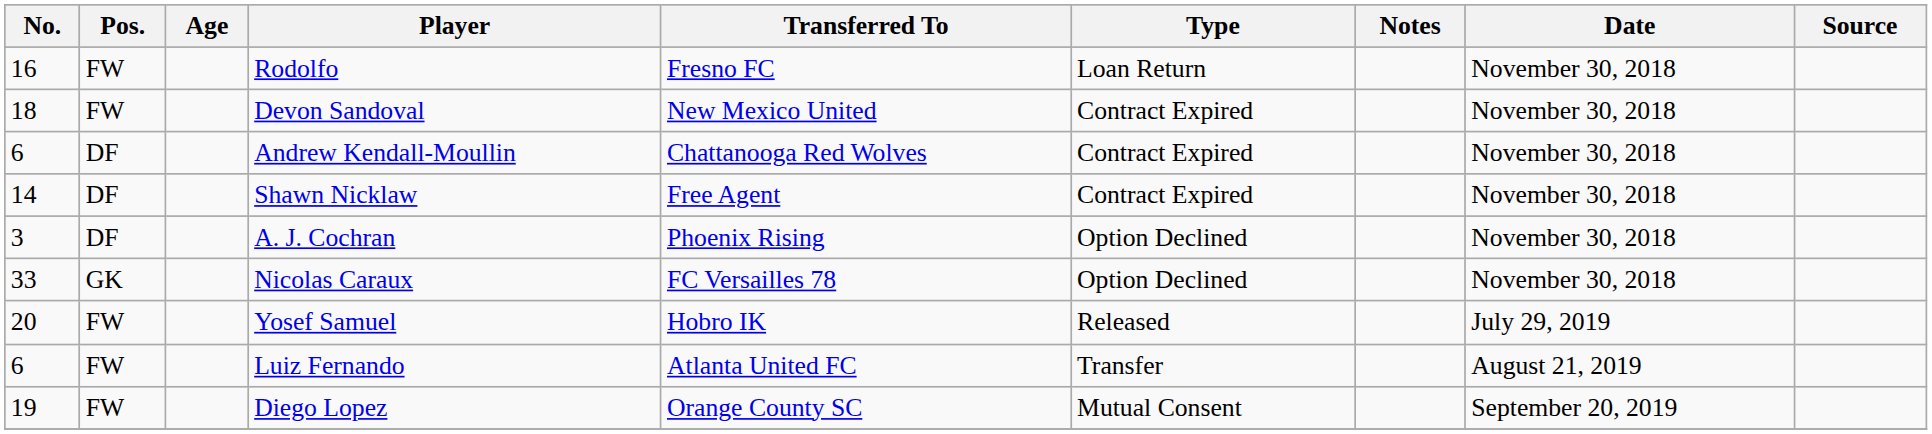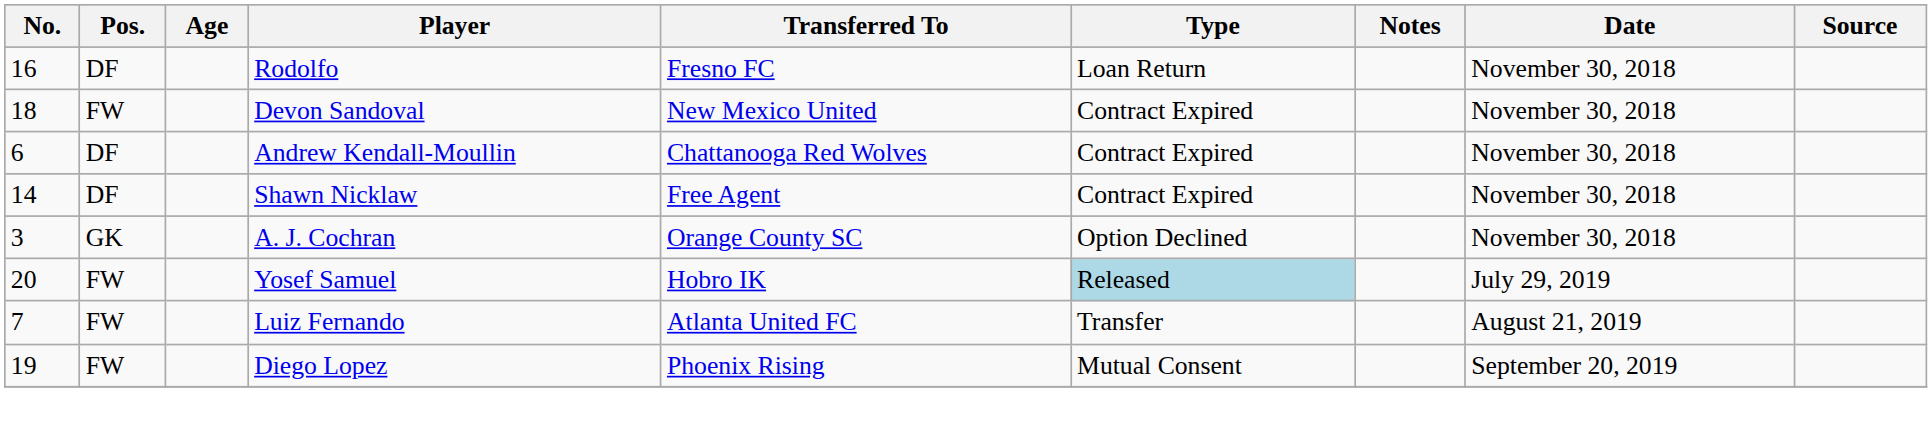(105, 68) FW -> (102, 68) DF
(102, 237) DF -> (104, 237) GK
(746, 237) Phoenix Rising -> (765, 237) Orange County SC
- row: (334, 279)
(1123, 322) no background -> (1123, 279) lightblue background
(17, 364) 6 -> (17, 322) 7
(765, 407) Orange County SC -> (746, 364) Phoenix Rising
